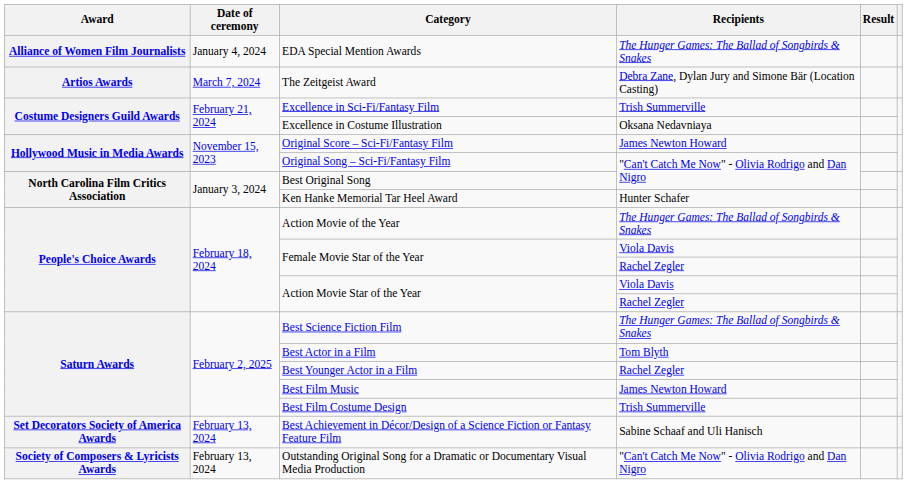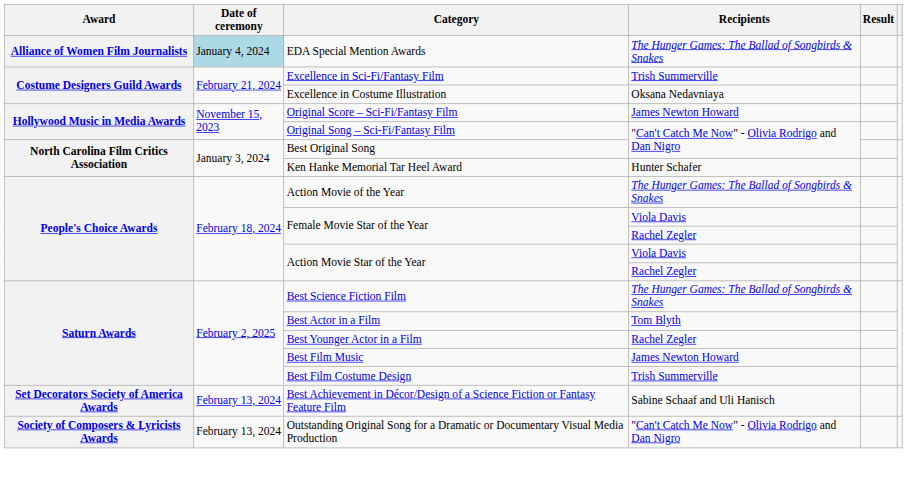(229, 51) no background -> (233, 51) lightblue background
- row: (329, 82)
